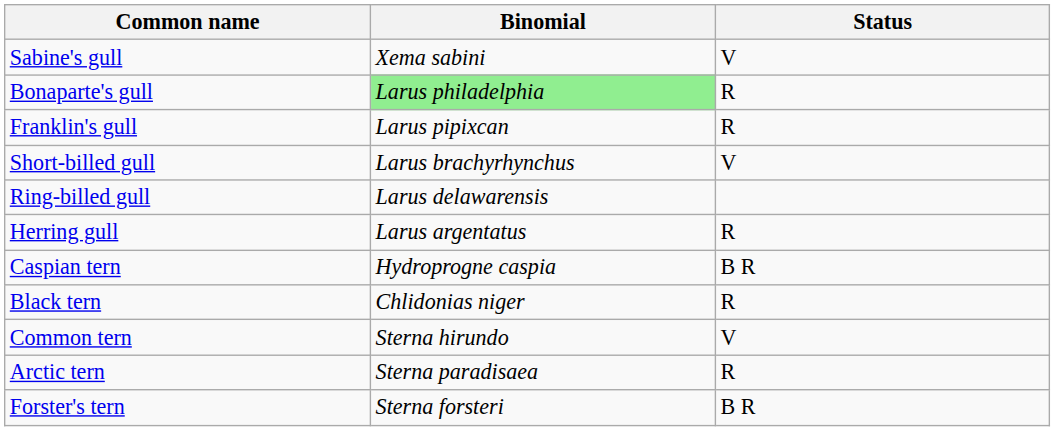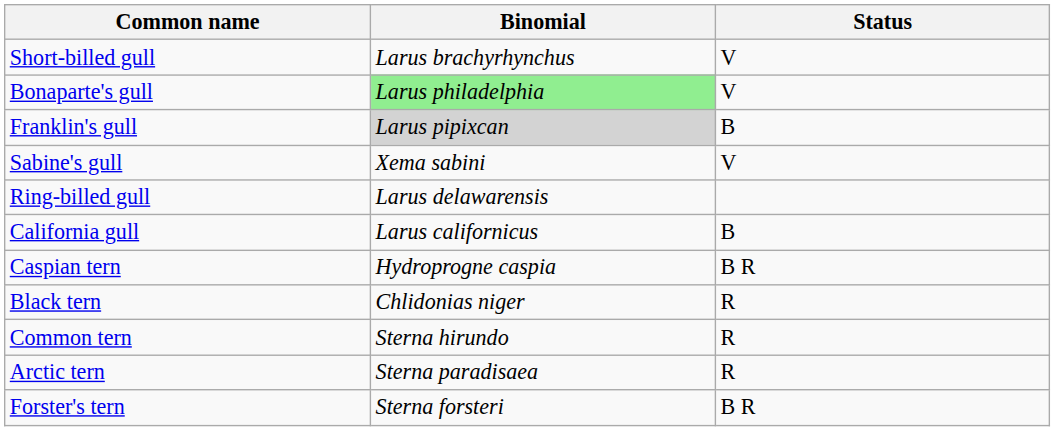rows swapped: (66, 57) <-> (82, 162)
(728, 92) R -> (728, 92) V
(442, 127) no background -> (442, 127) lightgrey background
(728, 127) R -> (728, 127) B
+ row: (74, 232)
- row: (64, 232)
(728, 337) V -> (728, 337) R
